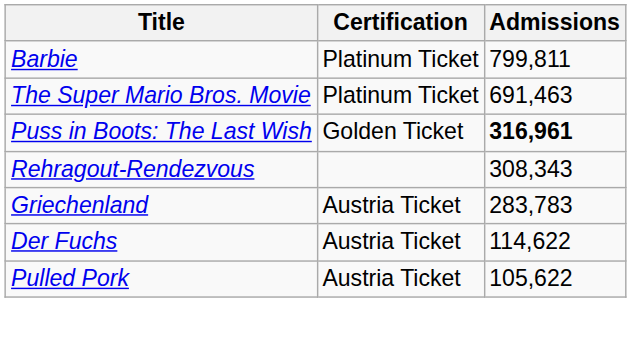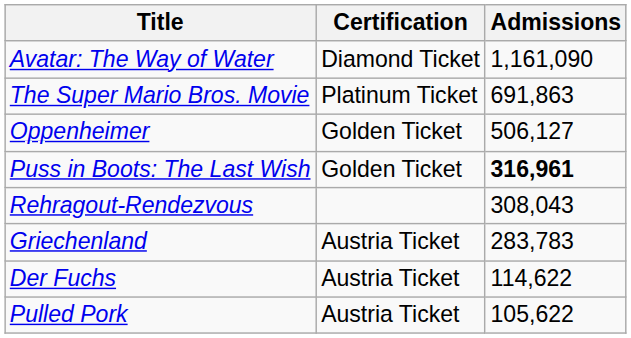+ row: (142, 59)
- row: (44, 59)
(531, 95) 691,463 -> (532, 95) 691,863
+ row: (80, 132)
(531, 168) 308,343 -> (532, 205) 308,043
